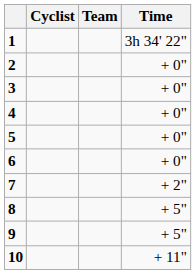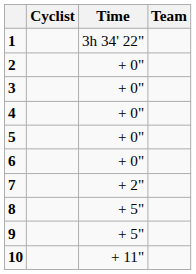columns swapped: (100, 16) <-> (156, 16)
